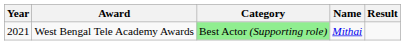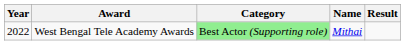(18, 31) 2021 -> (18, 31) 2022
